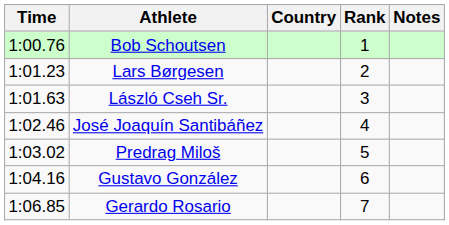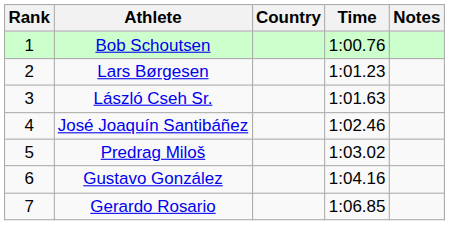columns swapped: (365, 17) <-> (37, 17)
